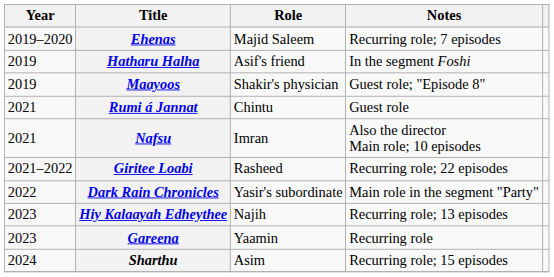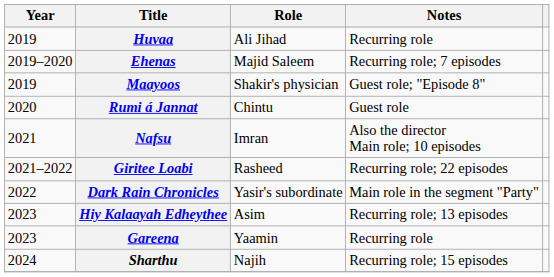+ row: (153, 38)
- row: (153, 61)
(22, 107) 2021 -> (22, 107) 2020
(250, 214) Najih -> (249, 214) Asim
(249, 260) Asim -> (250, 260) Najih
